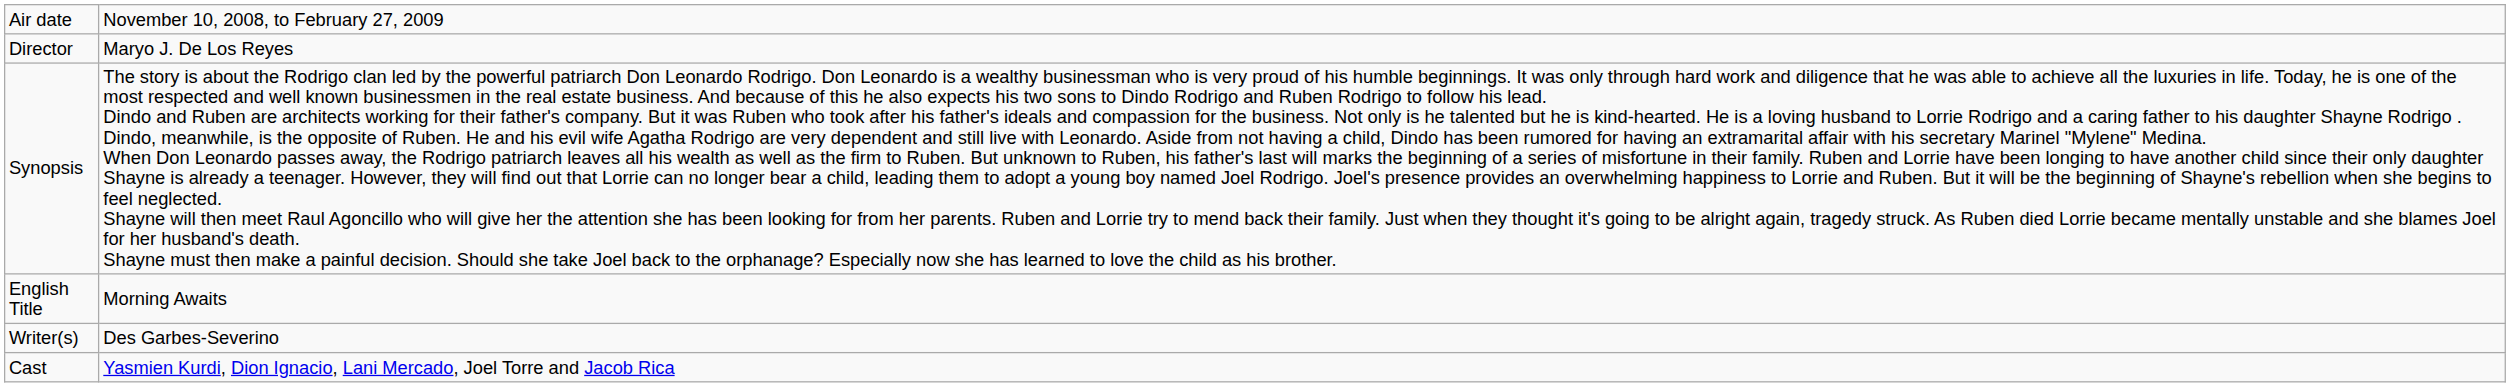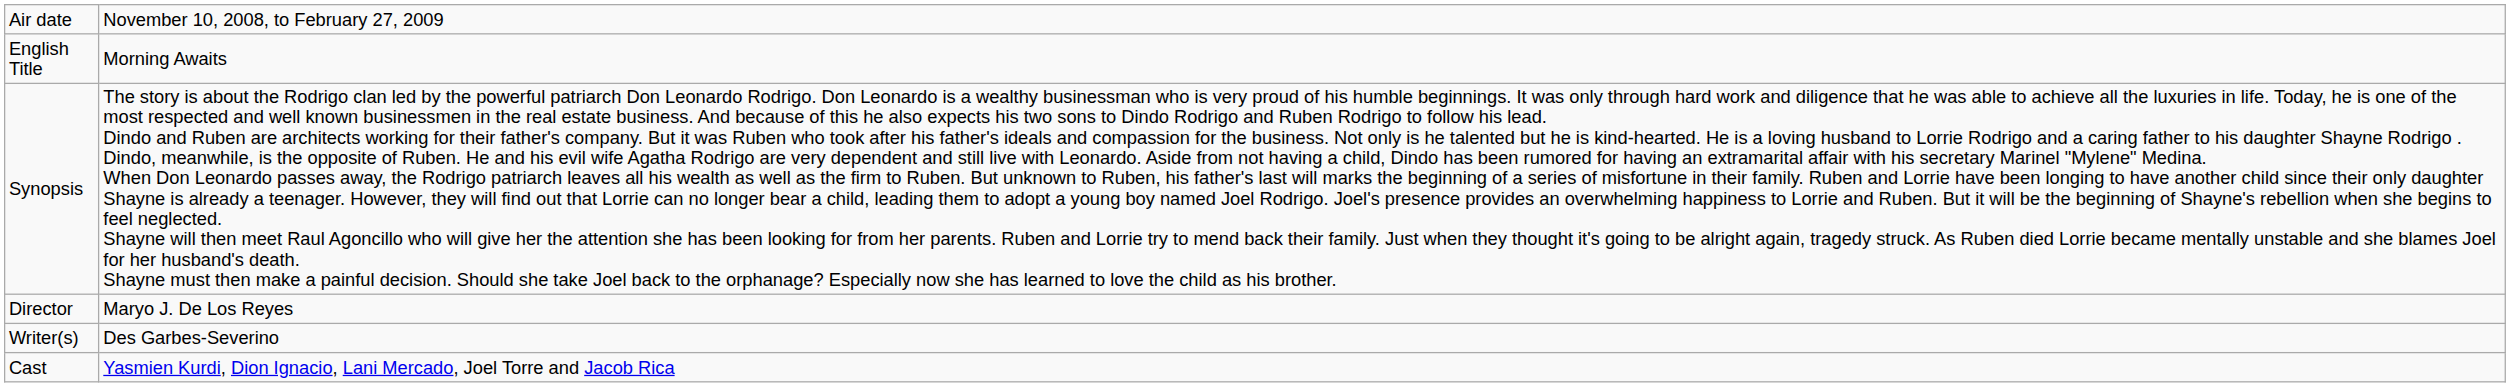rows swapped: (39, 299) <-> (41, 48)
